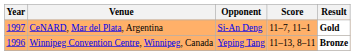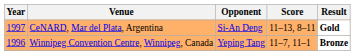(290, 28) 11–7, 11–1 -> (292, 28) 11–13, 8–11
(292, 43) 11–13, 8–11 -> (290, 43) 11–7, 11–1
